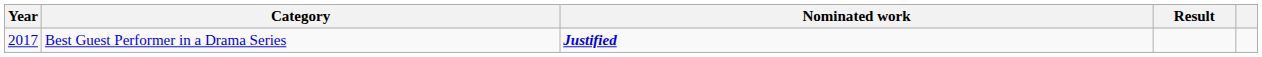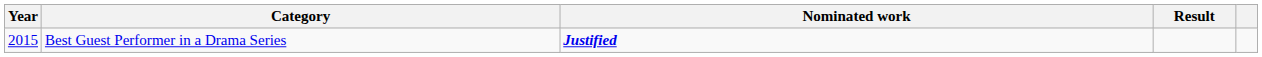(23, 40) 2017 -> (23, 40) 2015
